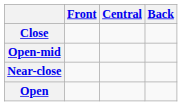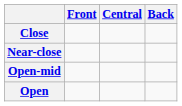rows swapped: (34, 71) <-> (34, 52)
